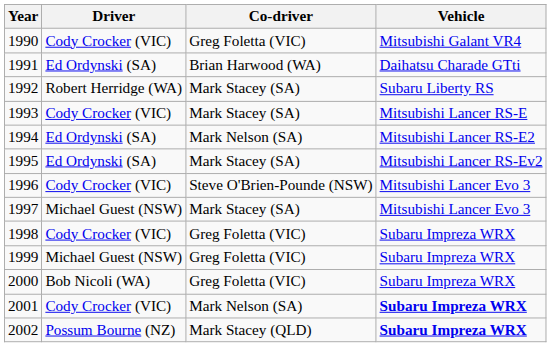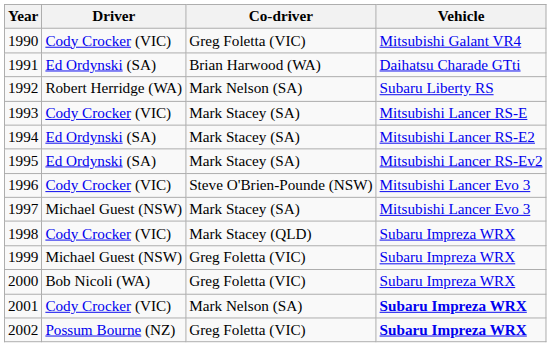(244, 88) Mark Stacey (SA) -> (246, 88) Mark Nelson (SA)
(246, 137) Mark Nelson (SA) -> (244, 137) Mark Stacey (SA)
(247, 233) Greg Foletta (VIC) -> (250, 233) Mark Stacey (QLD)
(250, 329) Mark Stacey (QLD) -> (247, 329) Greg Foletta (VIC)
